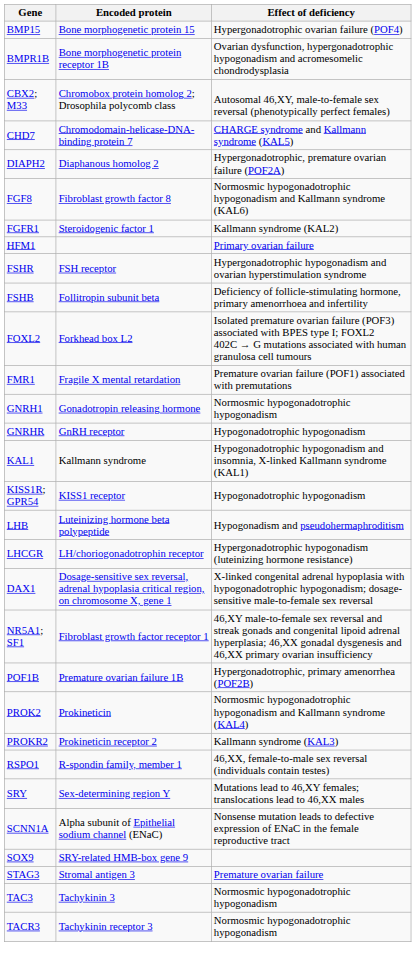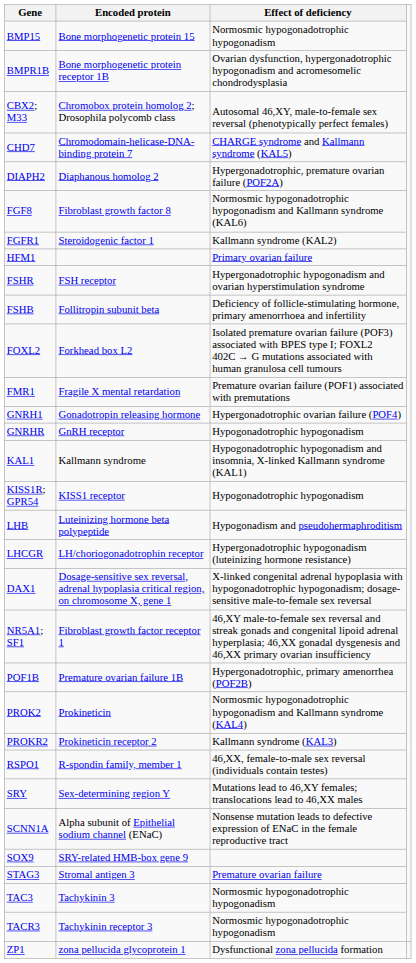(308, 30) Hypergonadotrophic ovarian failure (POF4) -> (280, 36) Normosmic hypogonadotrophic hypogonadism
(282, 408) Normosmic hypogonadotrophic hypogonadism -> (307, 414) Hypergonadotrophic ovarian failure (POF4)
+ row: (16, 950)
